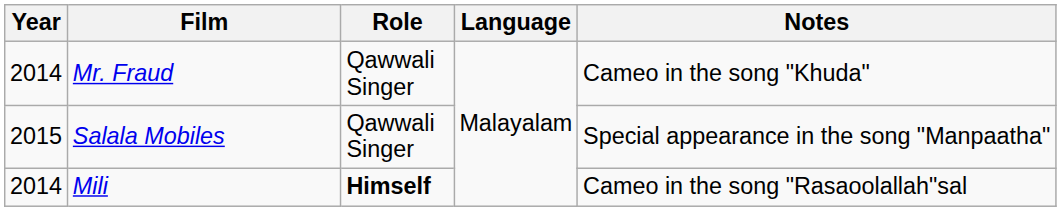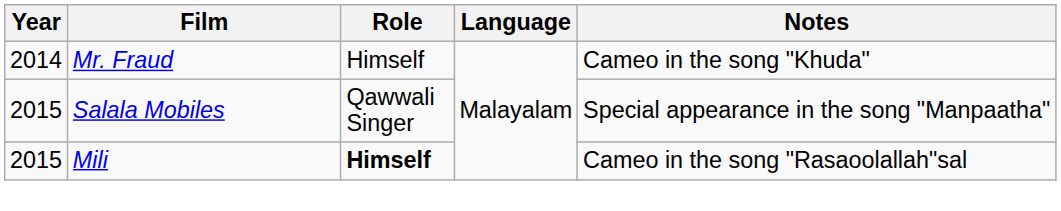(391, 73) Qawwali Singer -> (385, 60) Himself
(36, 186) 2014 -> (36, 160) 2015
